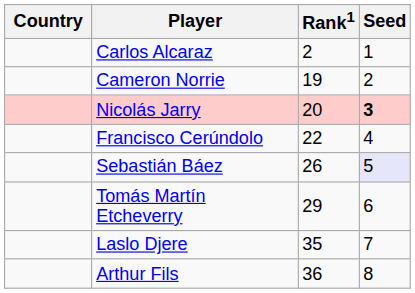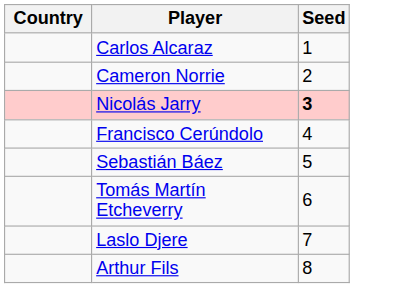- column: (329, 21)
(368, 167) lavender background -> (307, 162) no background
